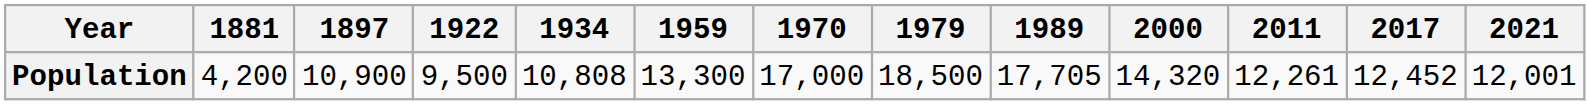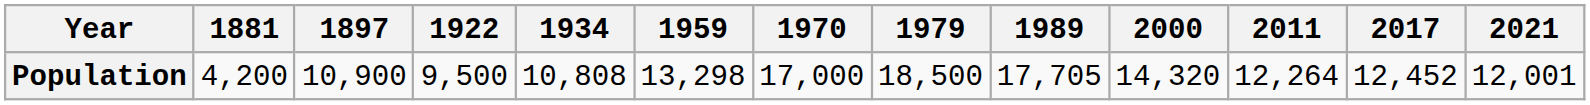(693, 76) 13,300 -> (693, 76) 13,298
(1287, 76) 12,261 -> (1287, 76) 12,264
